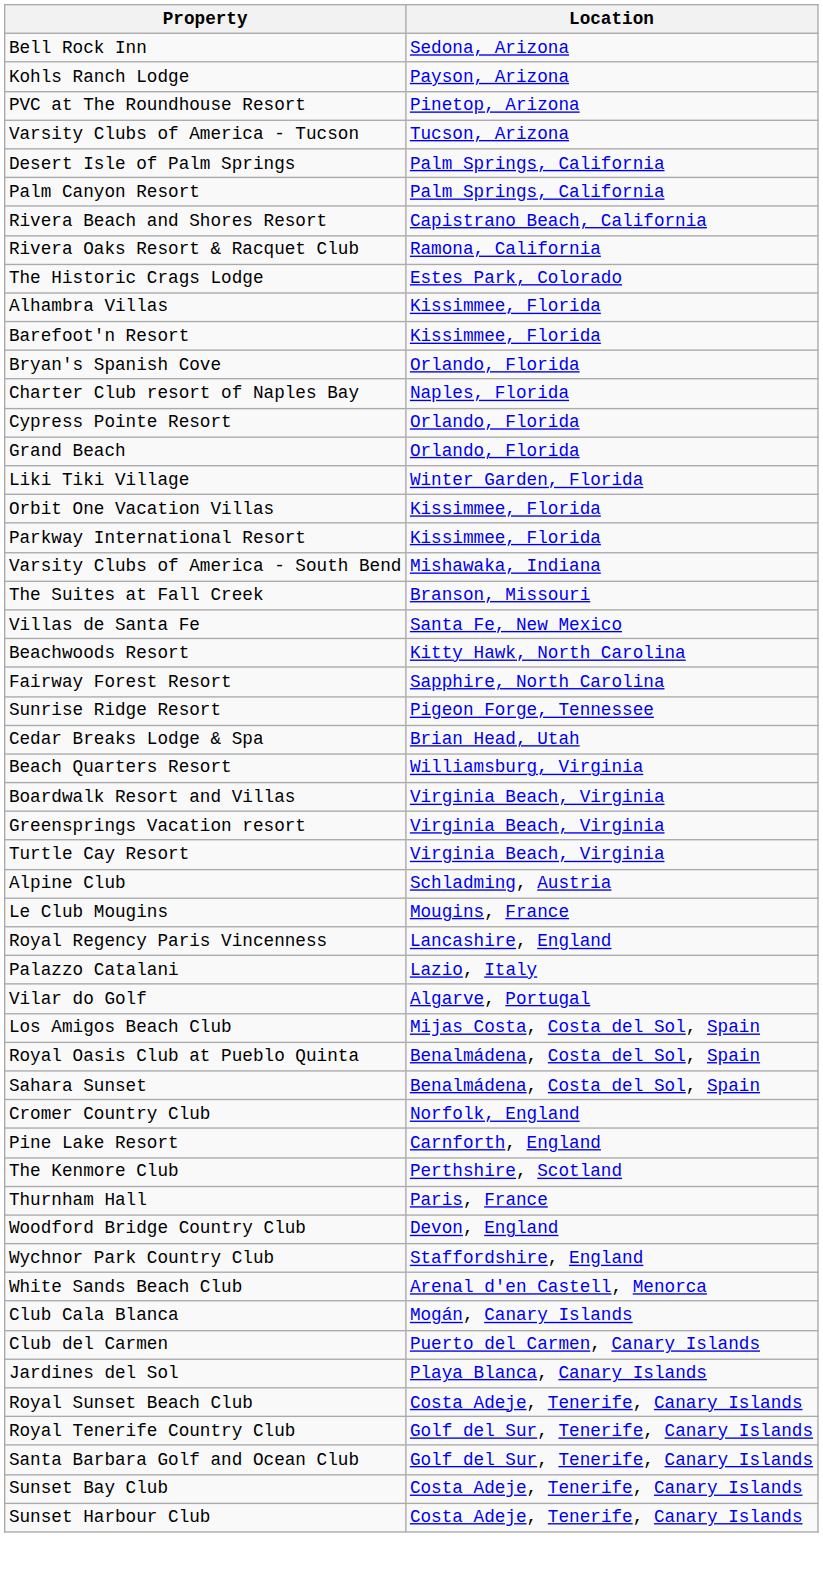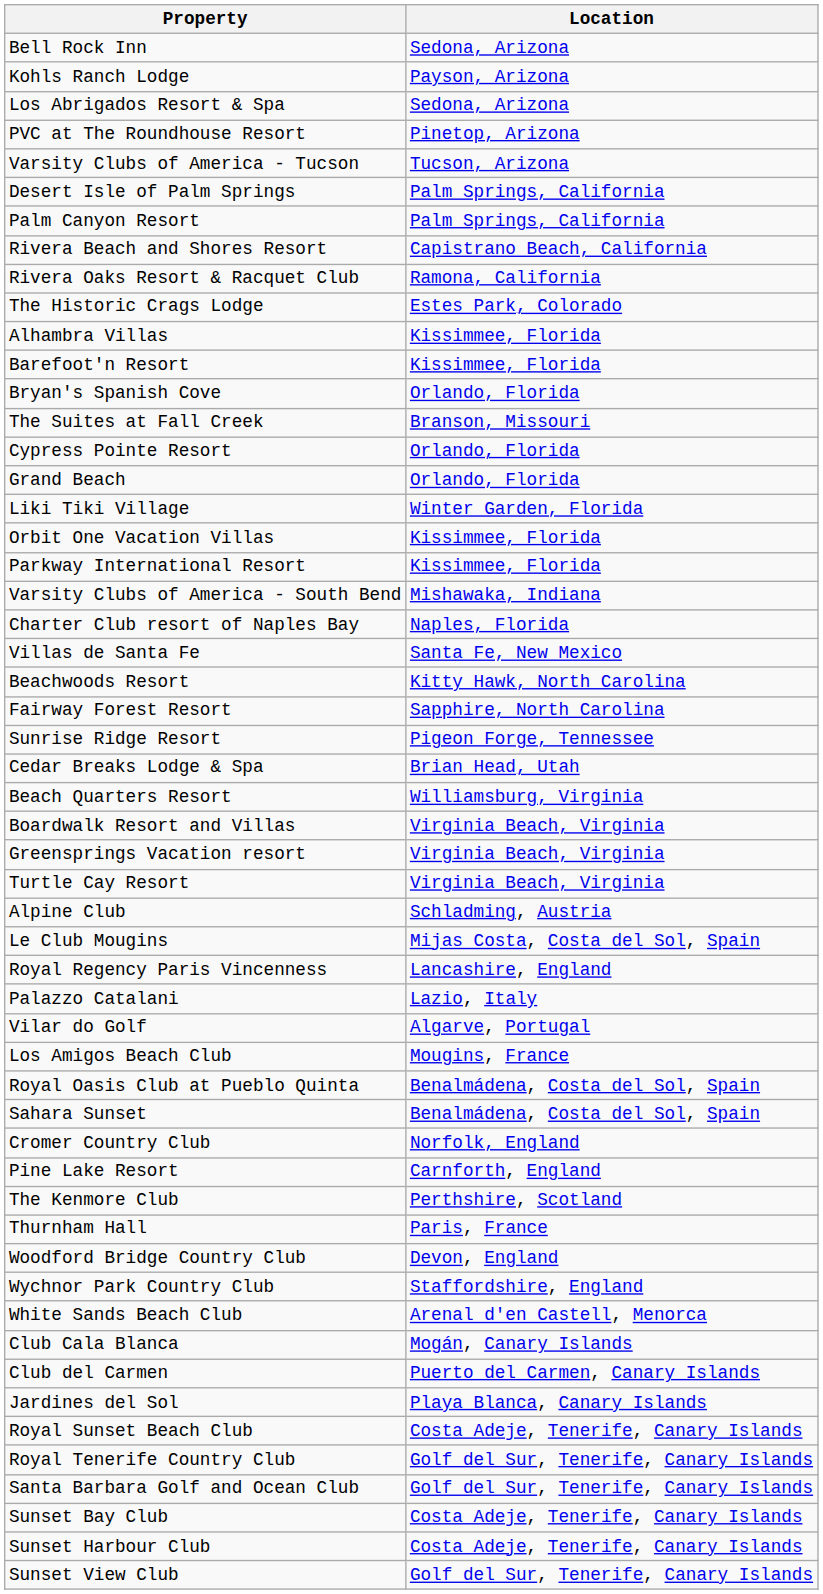+ row: (147, 106)
rows swapped: (184, 394) <-> (136, 595)
(489, 912) Mougins, France -> (585, 941) Mijas Costa, Costa del Sol, Spain
(585, 1028) Mijas Costa, Costa del Sol, Spain -> (489, 1056) Mougins, France
+ row: (94, 1575)
